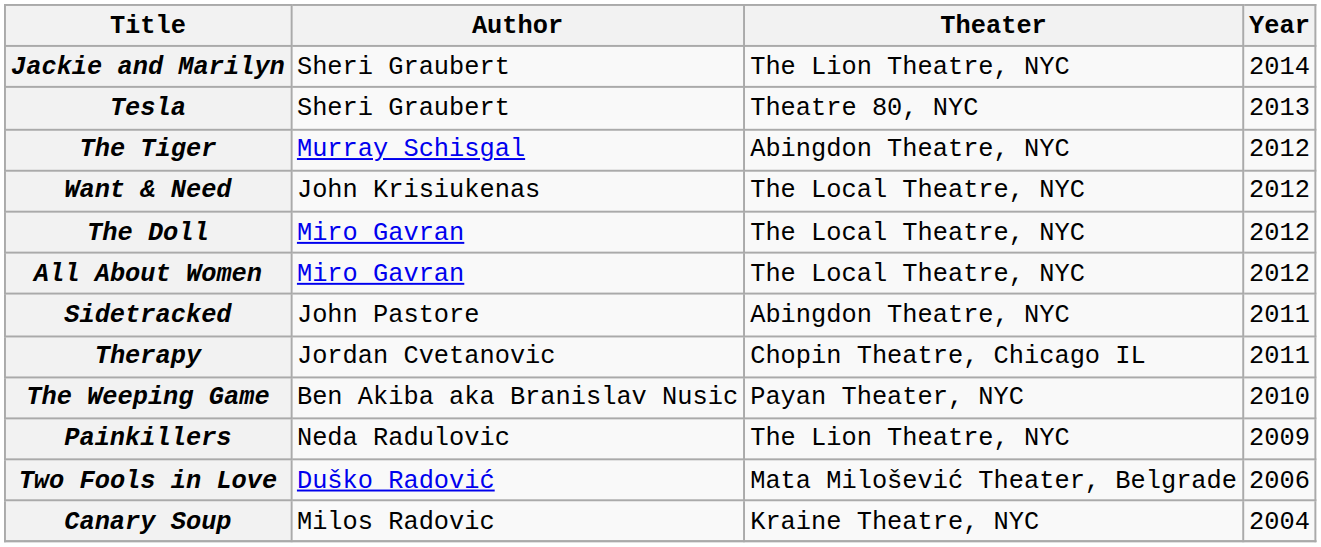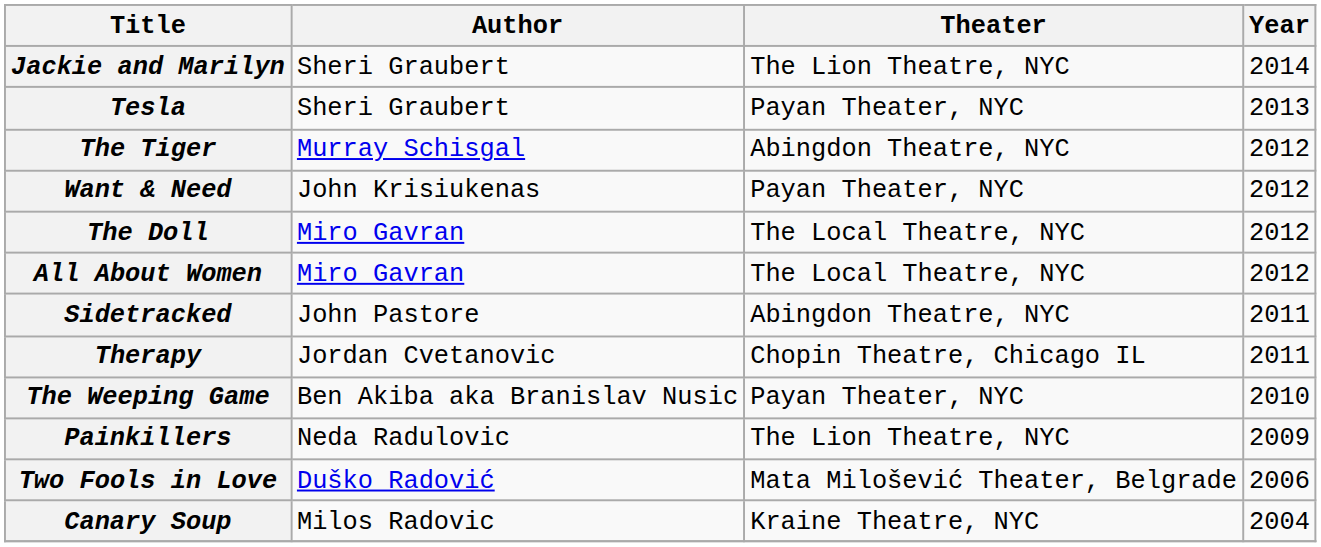(864, 108) Theatre 80, NYC -> (887, 108) Payan Theater, NYC
(918, 191) The Local Theatre, NYC -> (887, 191) Payan Theater, NYC
